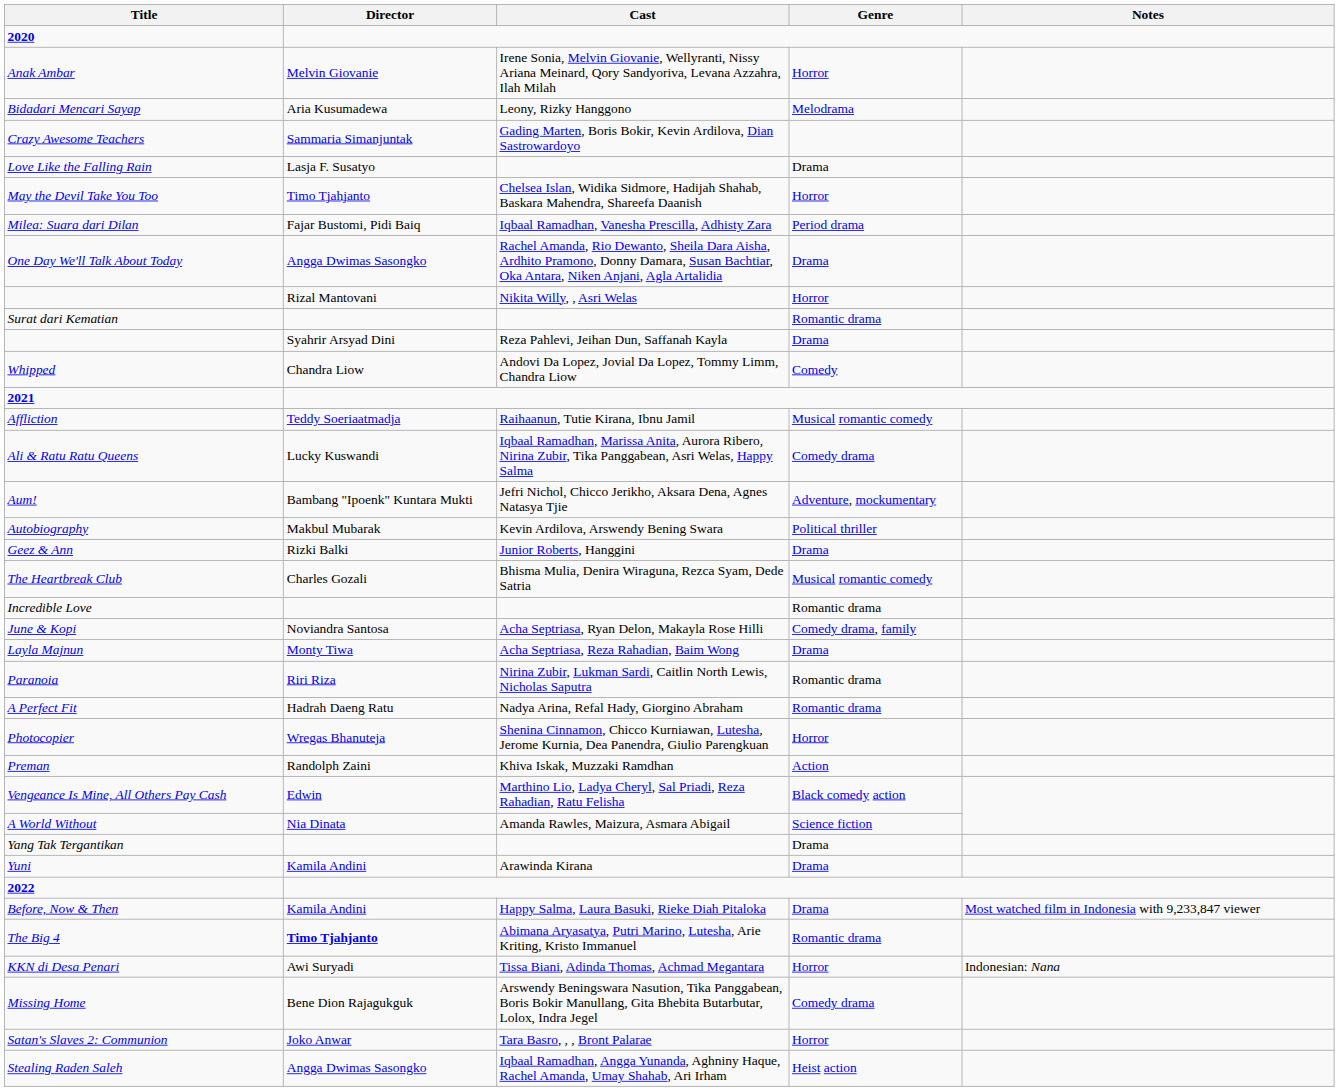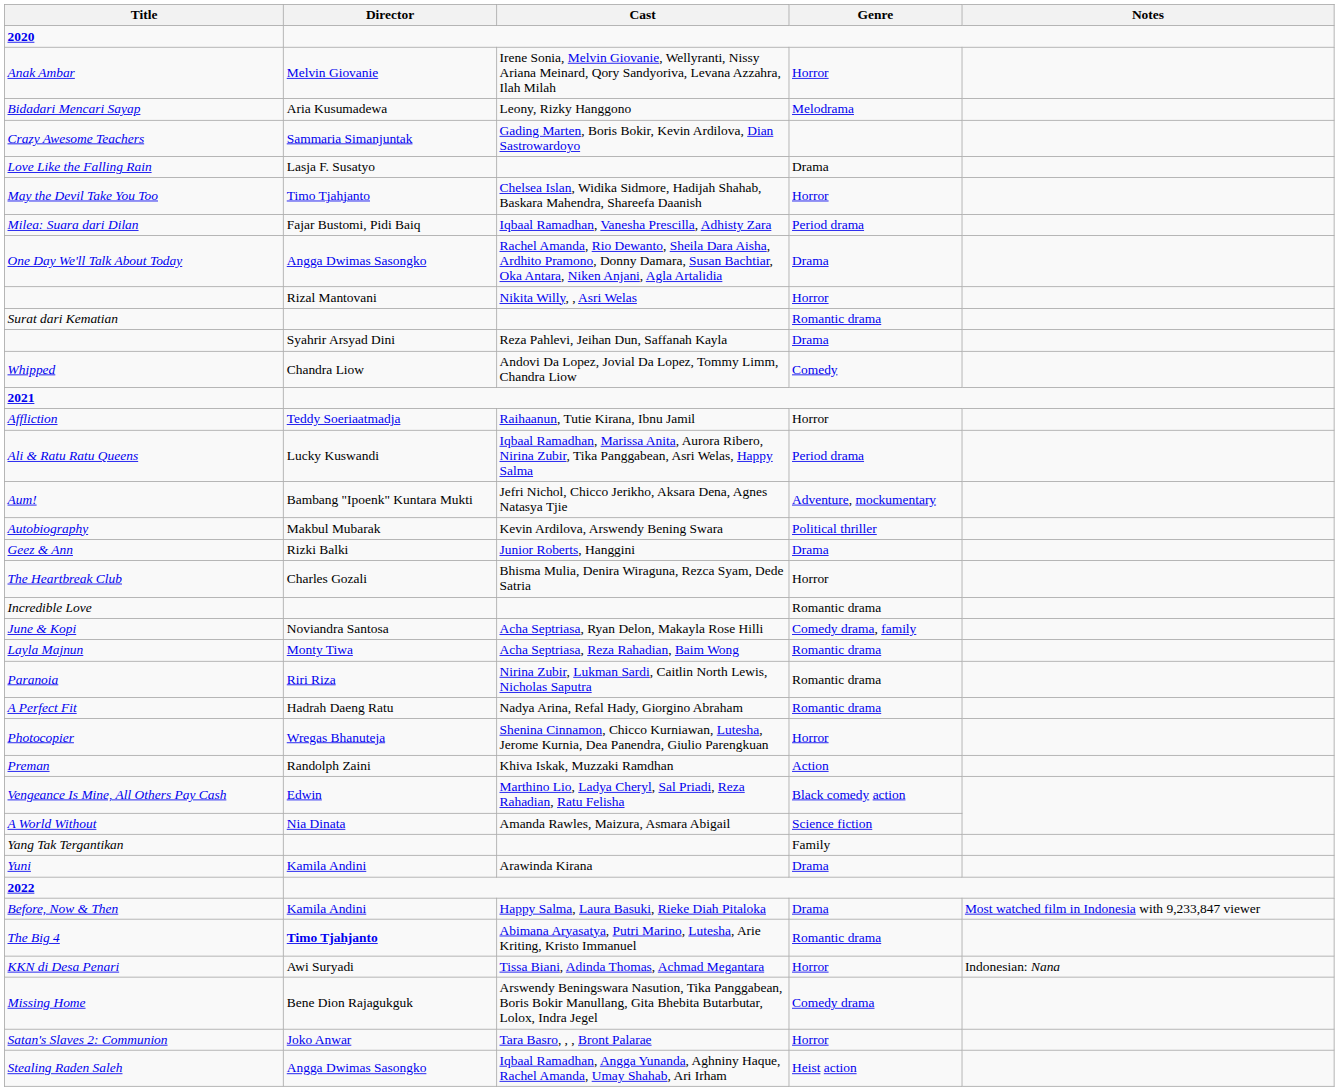(862, 419) Musical romantic comedy -> (810, 419) Horror
(833, 455) Comedy drama -> (828, 455) Period drama
(862, 578) Musical romantic comedy -> (810, 578) Horror
(810, 650) Drama -> (837, 650) Romantic drama
(810, 844) Drama -> (811, 844) Family
